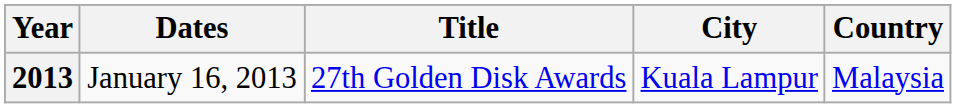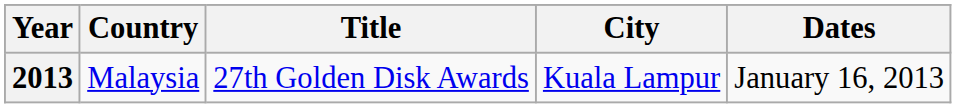columns swapped: (192, 28) <-> (888, 28)
